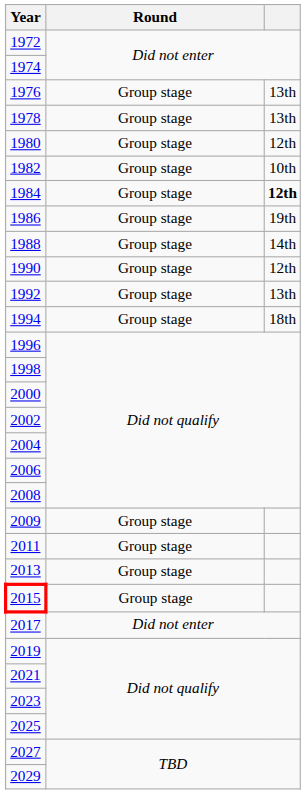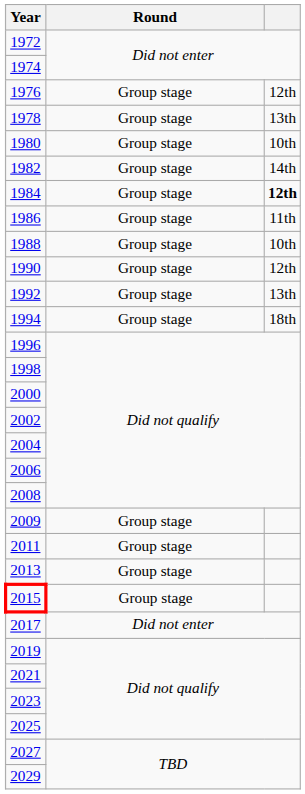(283, 93) 13th -> (283, 93) 12th
(283, 143) 12th -> (283, 143) 10th
(283, 168) 10th -> (283, 168) 14th
(283, 218) 19th -> (283, 218) 11th
(283, 244) 14th -> (283, 244) 10th
